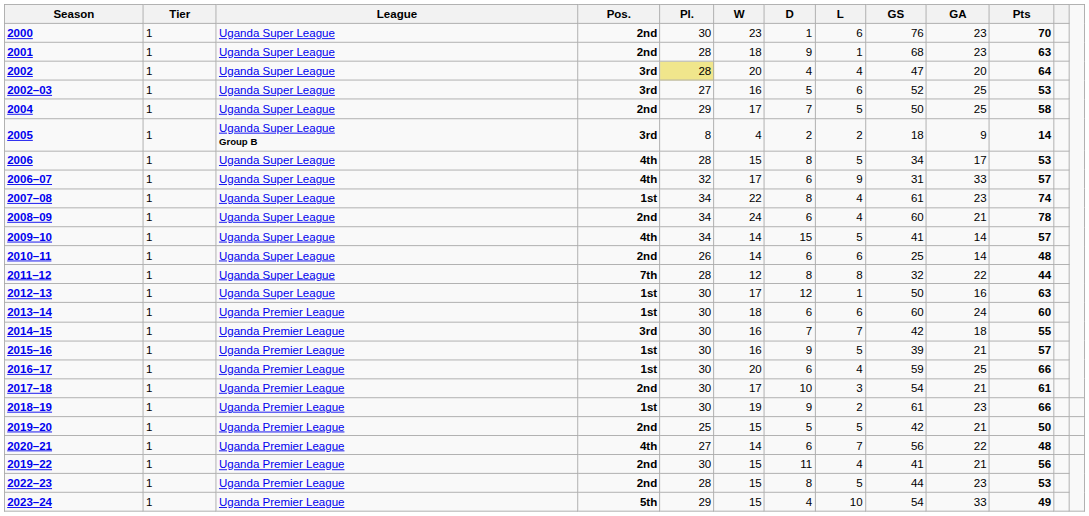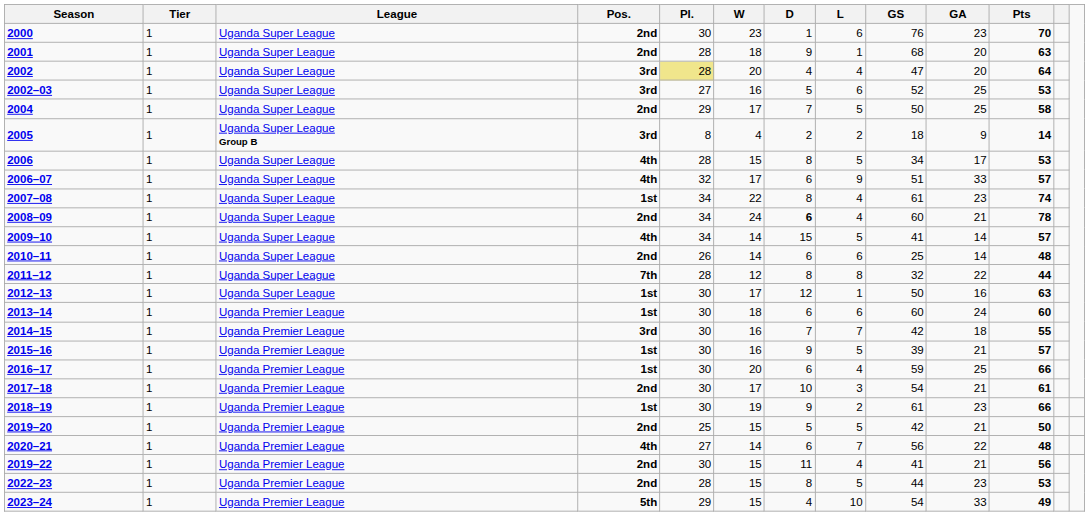(980, 52) 23 -> (980, 52) 20
(917, 179) 31 -> (917, 179) 51
(809, 217) normal -> (809, 217) bold
